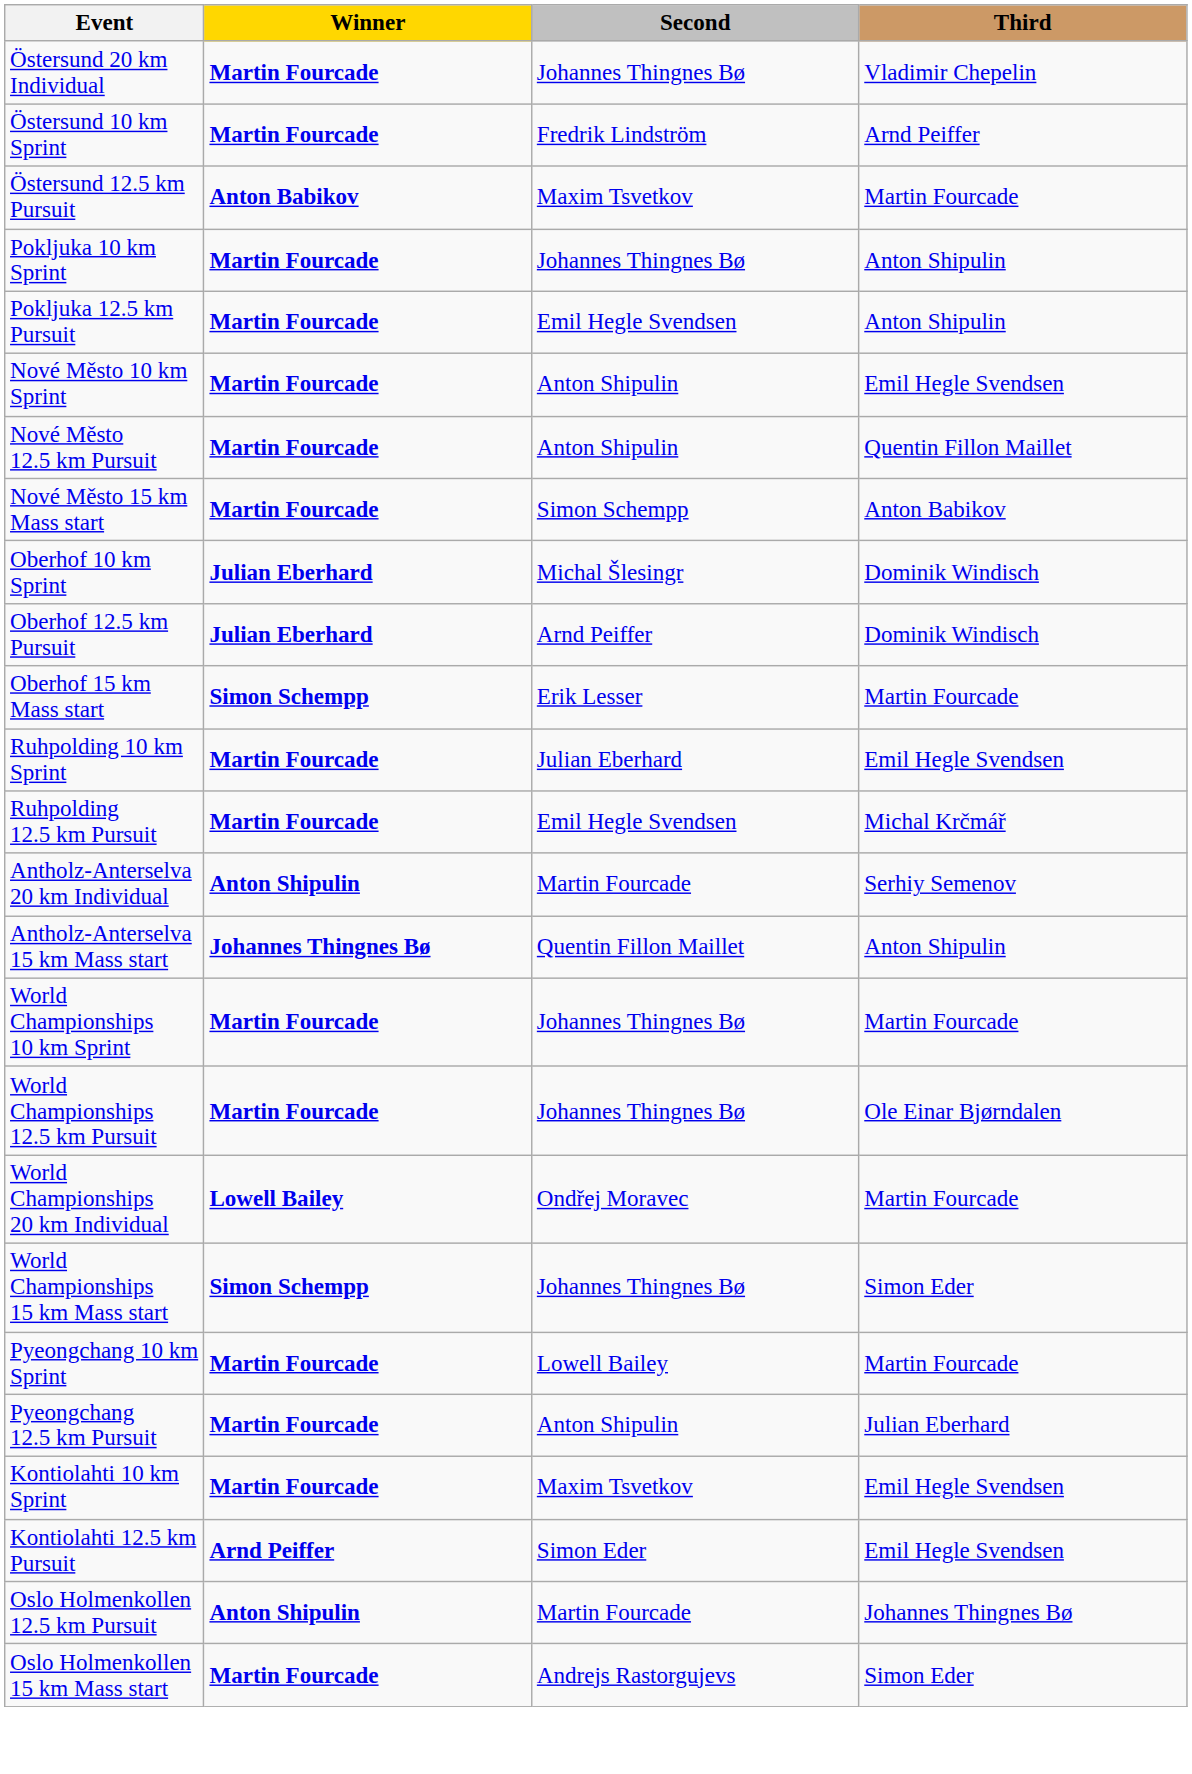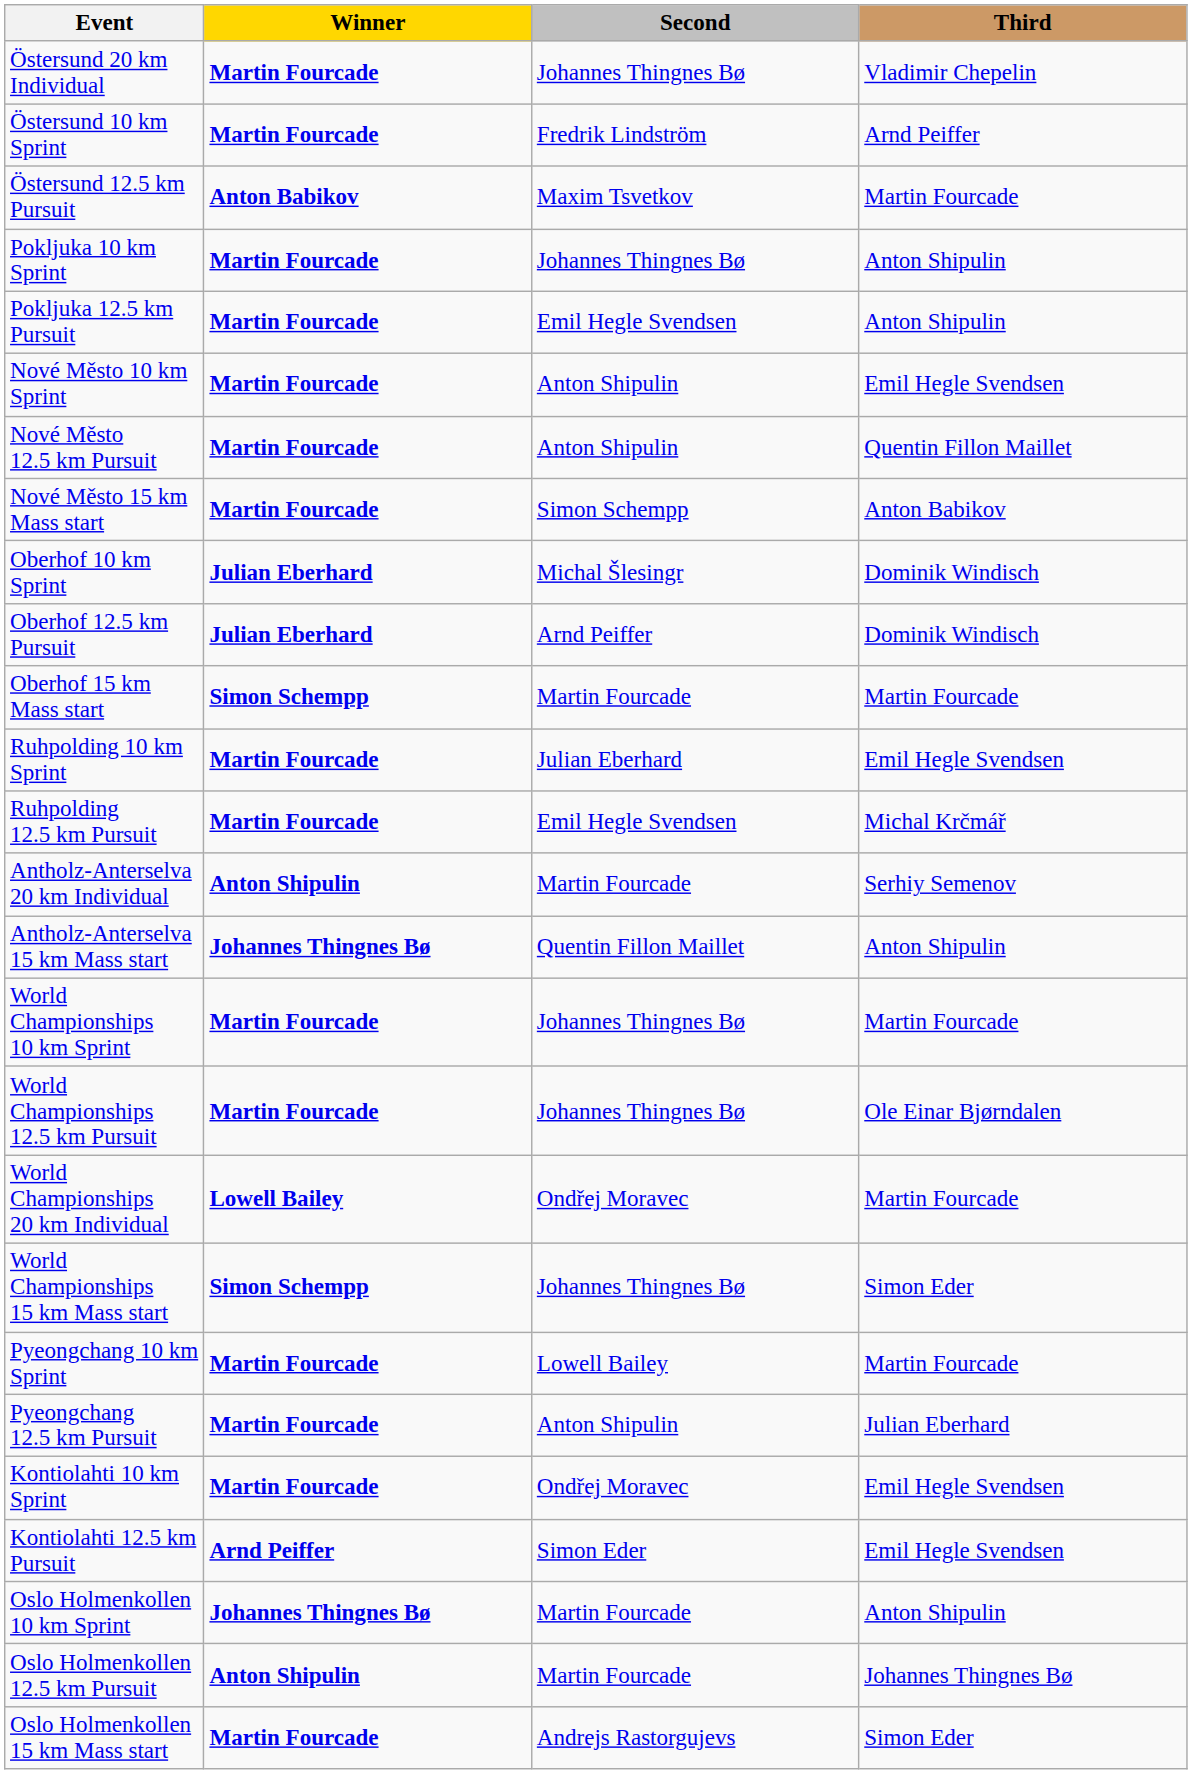(590, 696) Erik Lesser -> (614, 696) Martin Fourcade
(615, 1487) Maxim Tsvetkov -> (613, 1487) Ondřej Moravec
+ row: (101, 1612)
